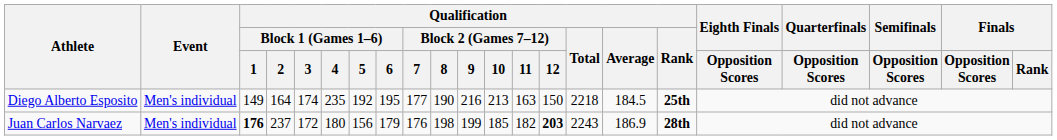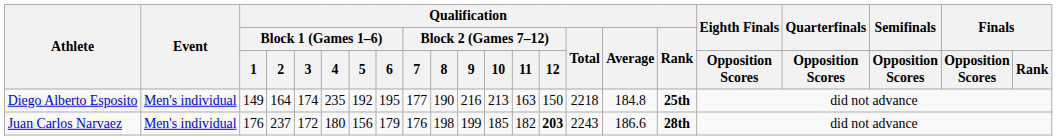(630, 101) 184.5 -> (630, 101) 184.8
(253, 123) bold -> (253, 123) normal
(630, 123) 186.9 -> (630, 123) 186.6
